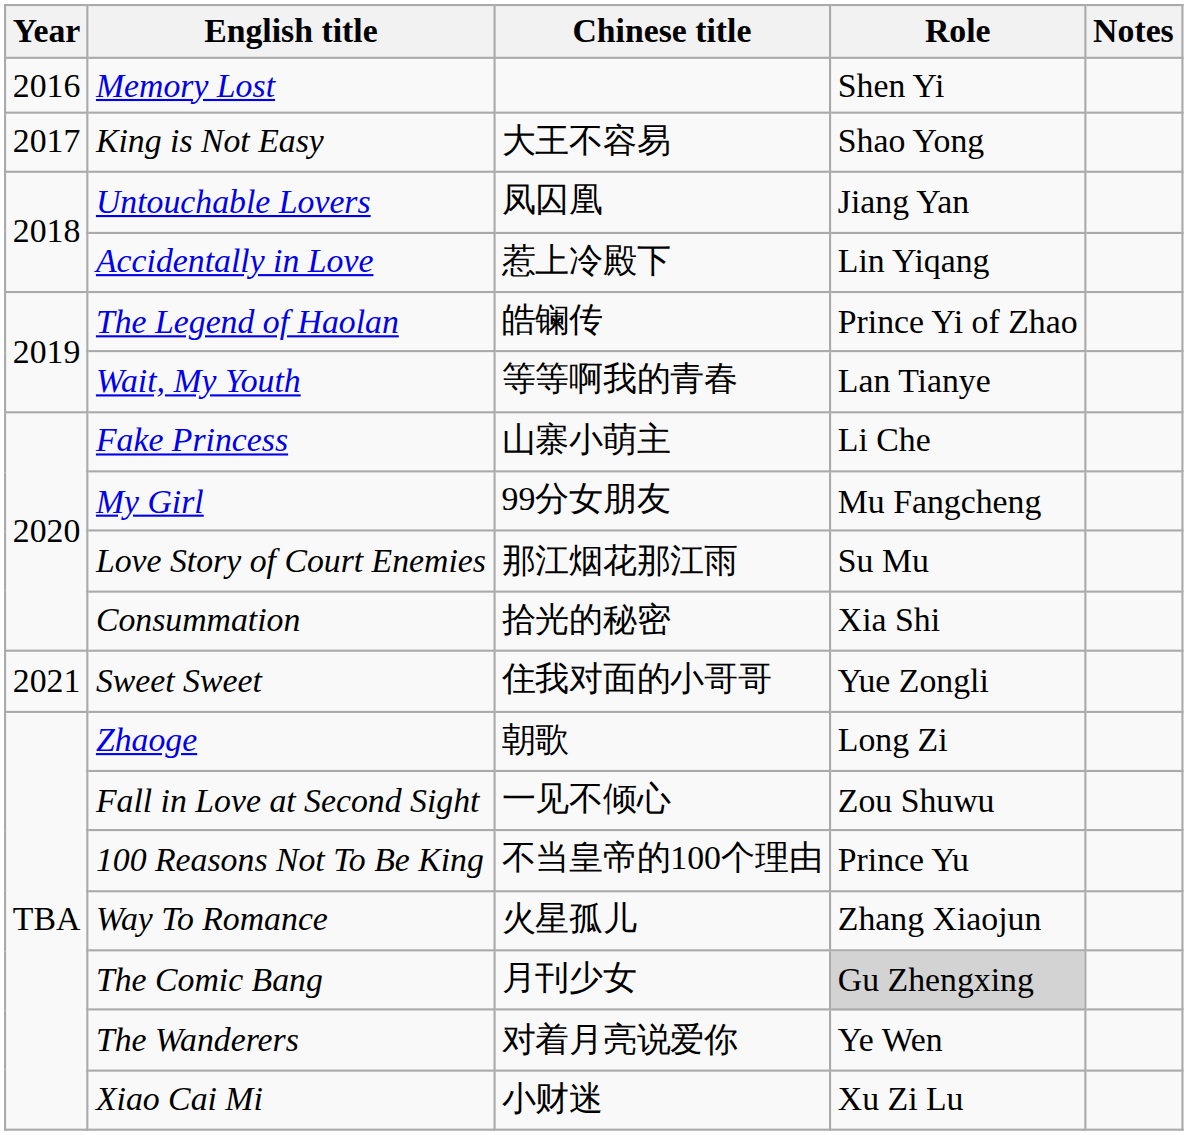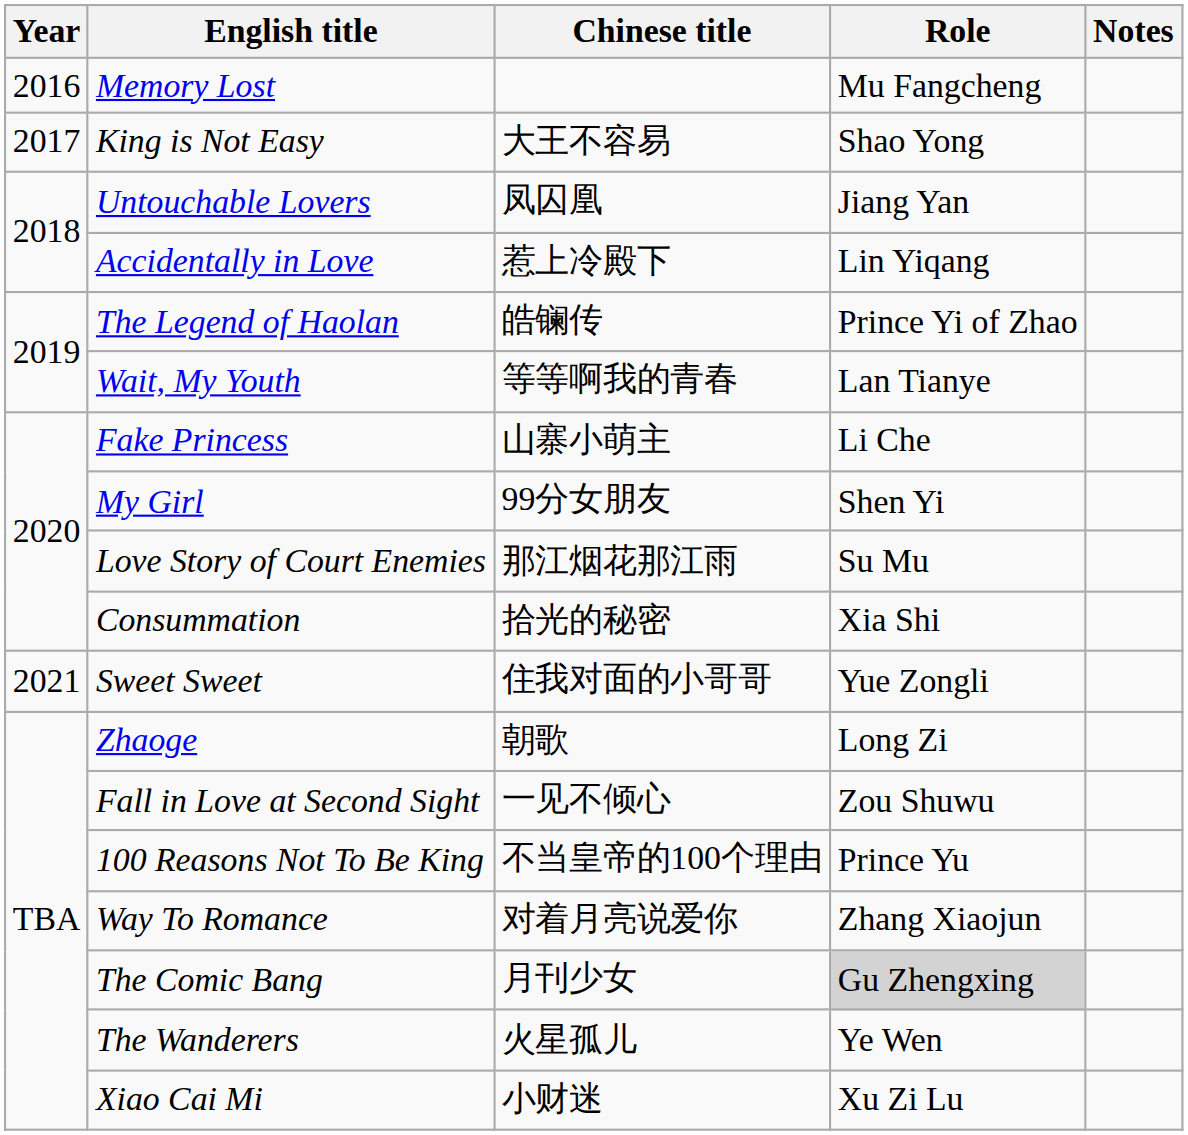(891, 84) Shen Yi -> (940, 84) Mu Fangcheng
(940, 500) Mu Fangcheng -> (891, 500) Shen Yi
(569, 918) 火星孤儿 -> (620, 918) 对着月亮说爱你
(620, 1038) 对着月亮说爱你 -> (569, 1038) 火星孤儿
